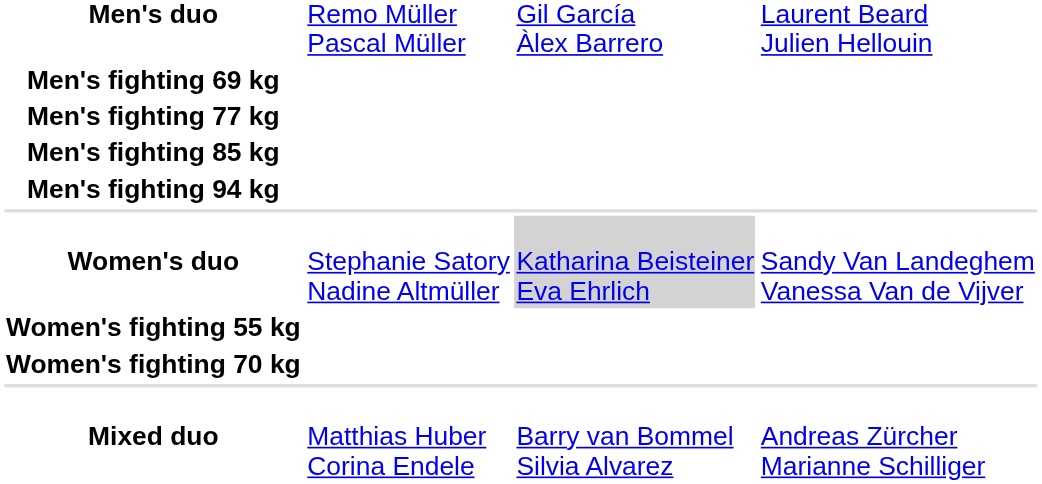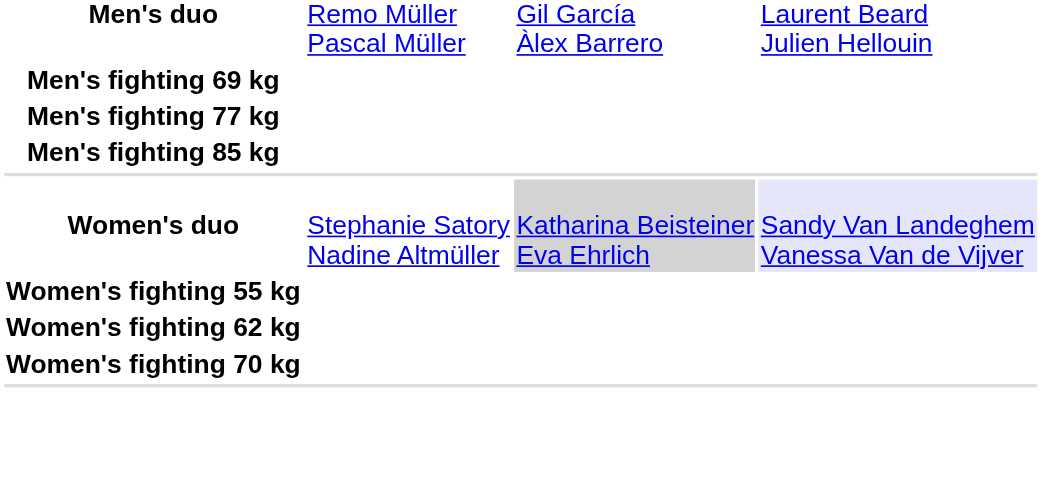- row: (153, 189)
(898, 276) no background -> (898, 240) lavender background
+ row: (153, 327)
- row: (153, 436)
